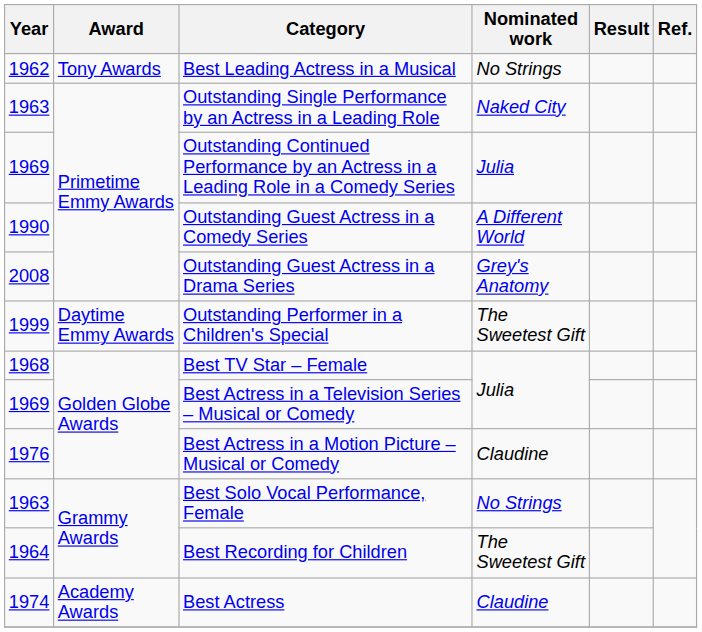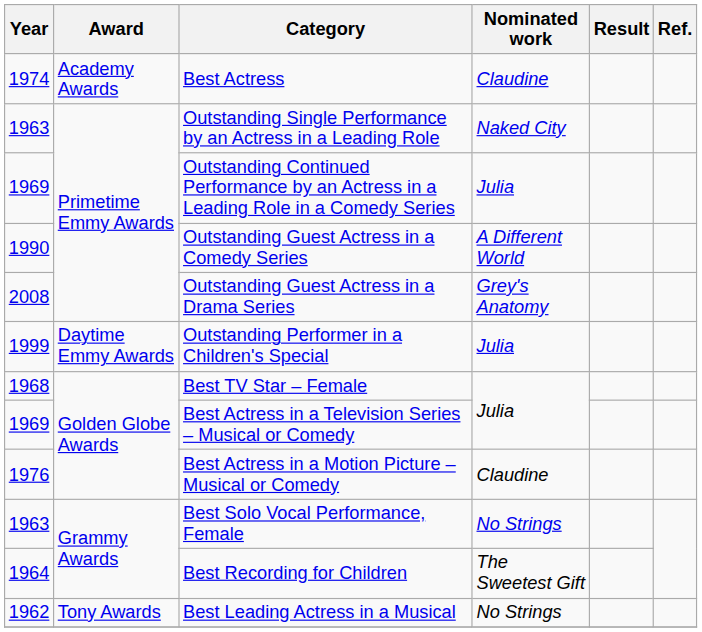rows swapped: (234, 602) <-> (319, 68)
(531, 325) The Sweetest Gift -> (495, 346) Julia
